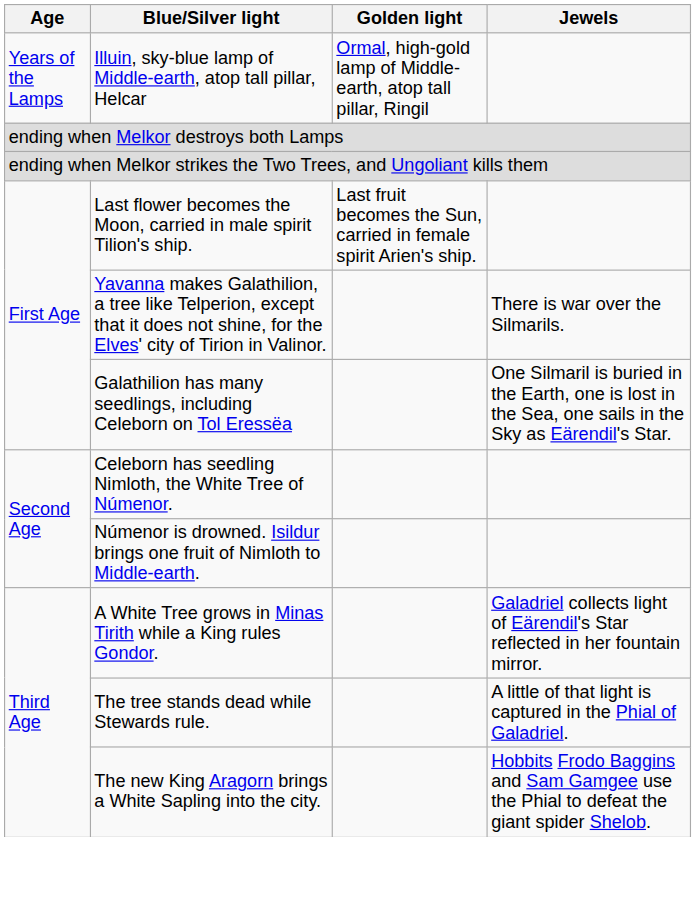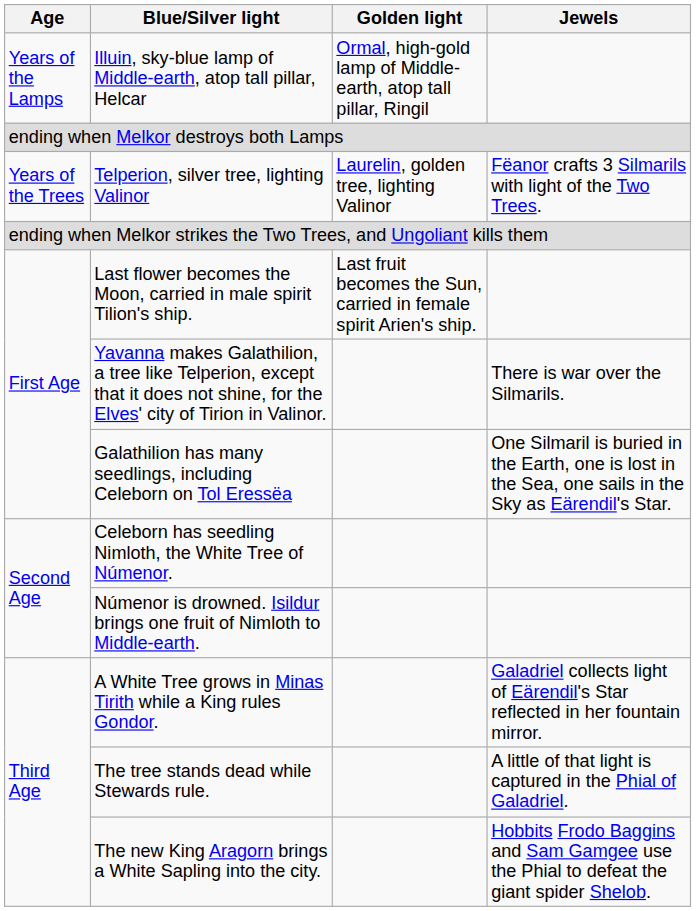+ row: (209, 186)
